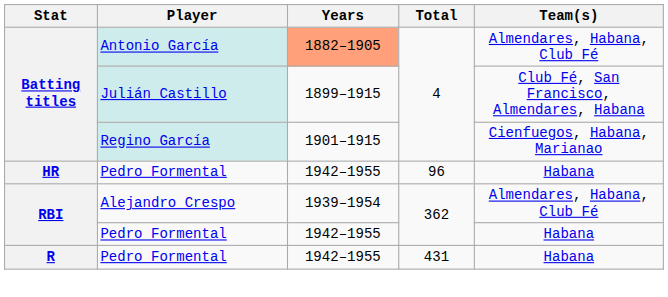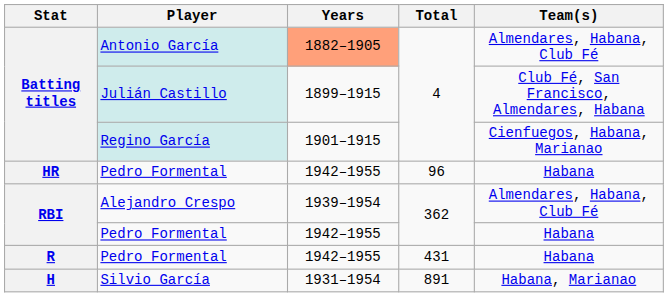+ row: (51, 280)
